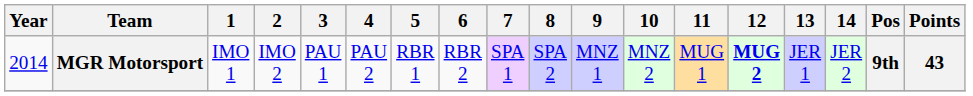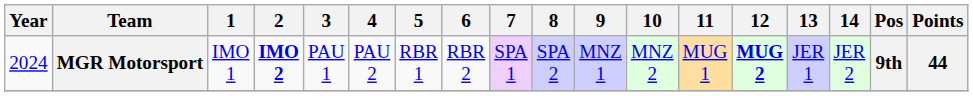(28, 62) 2014 -> (28, 62) 2024
(277, 62) normal -> (279, 62) bold
(935, 62) 43 -> (938, 62) 44
